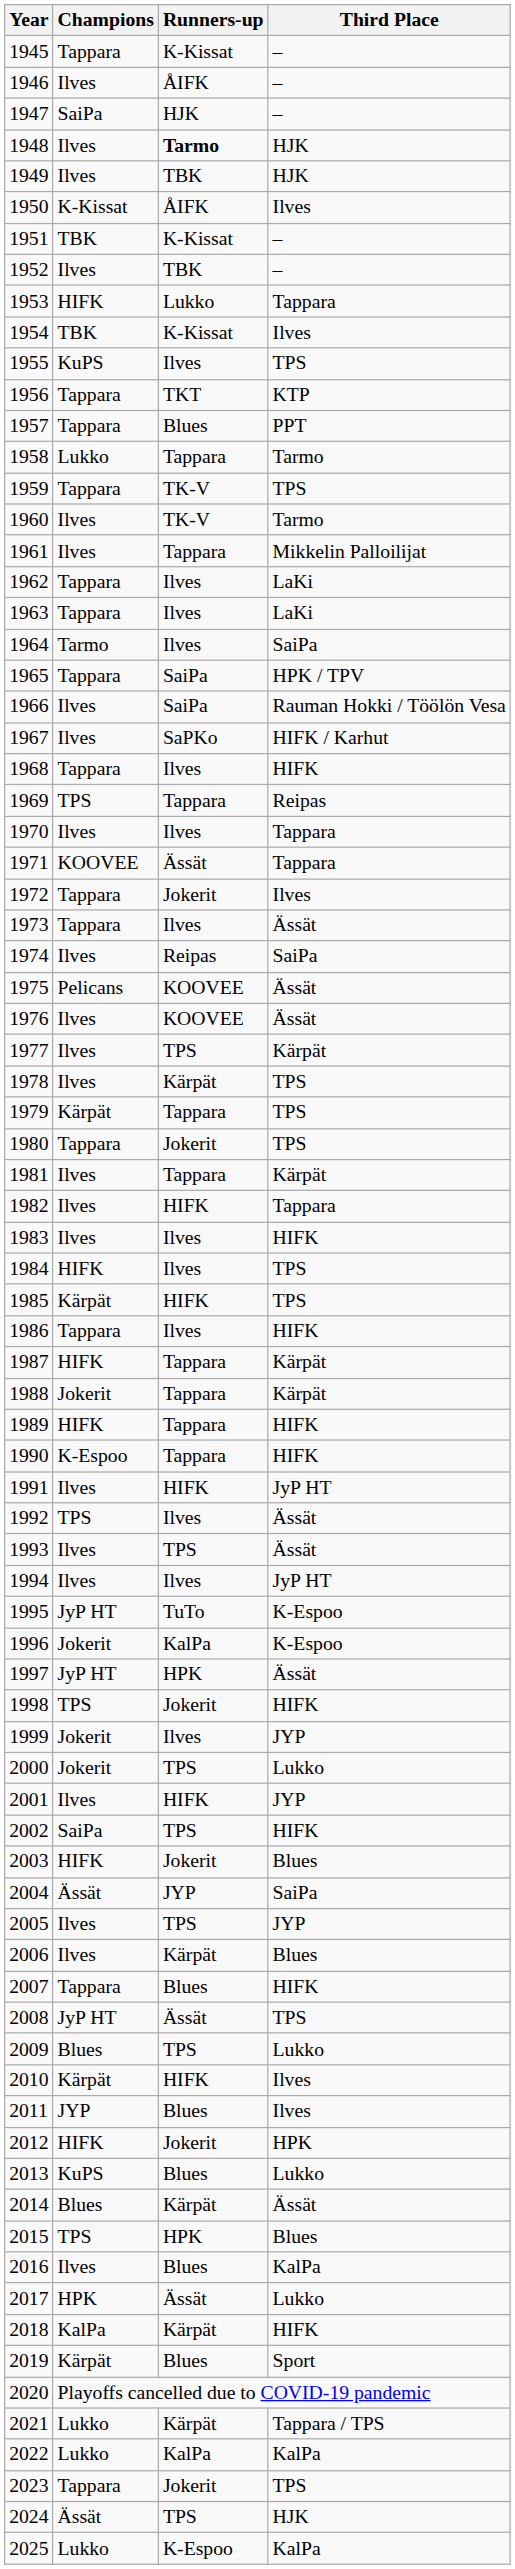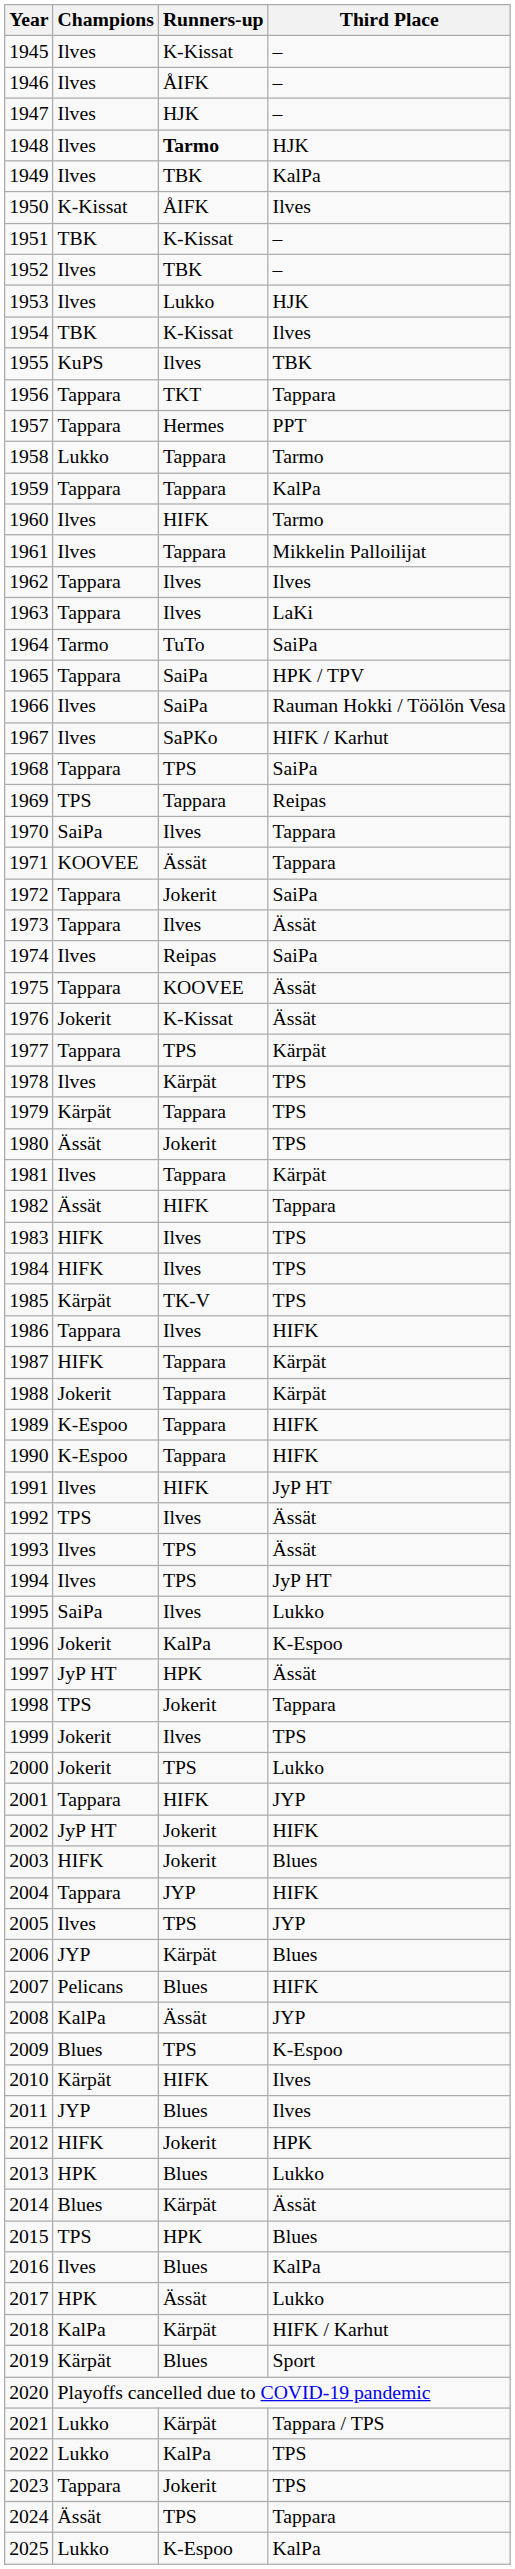(89, 51) Tappara -> (77, 51) Ilves
(80, 113) SaiPa -> (77, 113) Ilves
(291, 176) HJK -> (297, 176) KalPa
(81, 301) HIFK -> (77, 301) Ilves
(304, 301) Tappara -> (291, 301) HJK
(290, 363) TPS -> (292, 363) TBK
(291, 394) KTP -> (304, 394) Tappara
(185, 425) Blues -> (194, 425) Hermes
(186, 488) TK-V -> (194, 488) Tappara
(290, 488) TPS -> (297, 488) KalPa
(186, 519) TK-V -> (186, 519) HIFK
(293, 581) LaKi -> (292, 581) Ilves
(182, 644) Ilves -> (184, 644) TuTo
(182, 769) Ilves -> (180, 769) TPS
(296, 769) HIFK -> (295, 769) SaiPa
(77, 831) Ilves -> (80, 831) SaiPa
(292, 894) Ilves -> (295, 894) SaiPa
(90, 987) Pelicans -> (89, 987) Tappara
(77, 1018) Ilves -> (84, 1018) Jokerit
(203, 1018) KOOVEE -> (198, 1018) K-Kissat
(77, 1050) Ilves -> (89, 1050) Tappara
(89, 1143) Tappara -> (79, 1143) Ässät
(77, 1206) Ilves -> (79, 1206) Ässät
(77, 1237) Ilves -> (81, 1237) HIFK
(296, 1237) HIFK -> (290, 1237) TPS
(186, 1299) HIFK -> (186, 1299) TK-V
(81, 1424) HIFK -> (93, 1424) K-Espoo
(182, 1580) Ilves -> (180, 1580) TPS
(87, 1611) JyP HT -> (80, 1611) SaiPa
(184, 1611) TuTo -> (182, 1611) Ilves
(308, 1611) K-Espoo -> (298, 1611) Lukko
(296, 1705) HIFK -> (304, 1705) Tappara
(289, 1736) JYP -> (290, 1736) TPS
(77, 1799) Ilves -> (89, 1799) Tappara
(80, 1830) SaiPa -> (87, 1830) JyP HT
(180, 1830) TPS -> (190, 1830) Jokerit
(79, 1892) Ässät -> (89, 1892) Tappara
(295, 1892) SaiPa -> (296, 1892) HIFK
(77, 1955) Ilves -> (74, 1955) JYP
(89, 1986) Tappara -> (90, 1986) Pelicans
(87, 2017) JyP HT -> (82, 2017) KalPa
(290, 2017) TPS -> (289, 2017) JYP
(298, 2048) Lukko -> (308, 2048) K-Espoo
(81, 2173) KuPS -> (77, 2173) HPK
(296, 2329) HIFK -> (331, 2329) HIFK / Karhut
(297, 2454) KalPa -> (290, 2454) TPS
(291, 2517) HJK -> (304, 2517) Tappara
